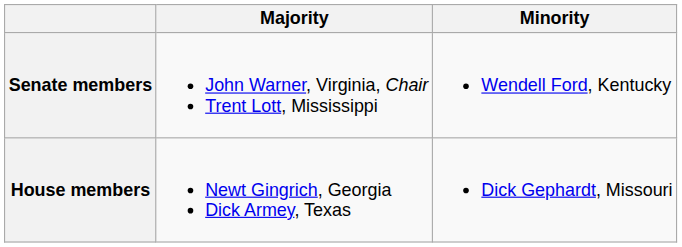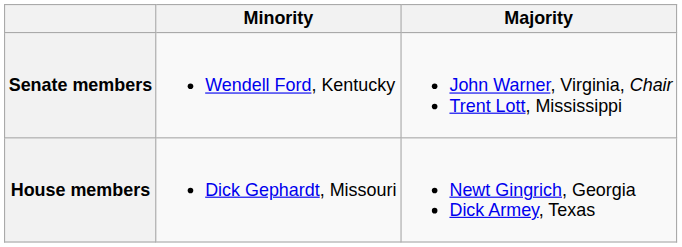columns swapped: (294, 18) <-> (555, 18)
